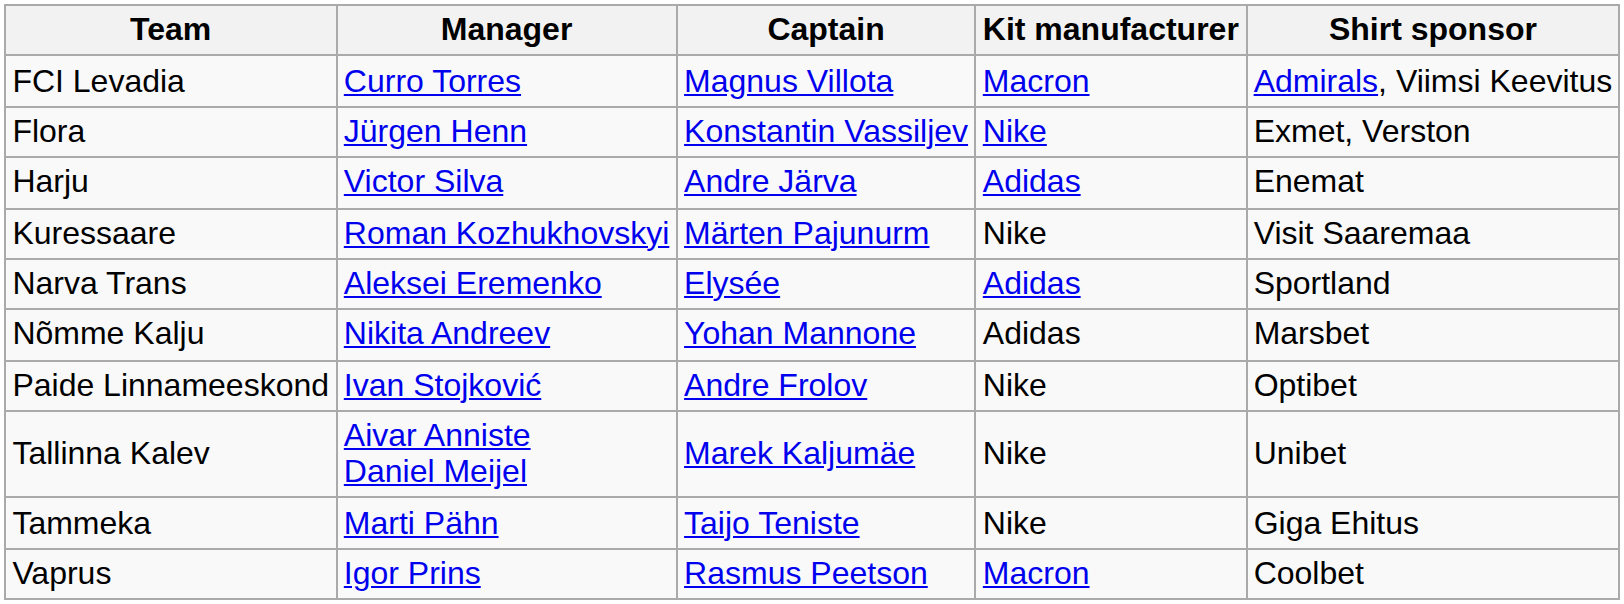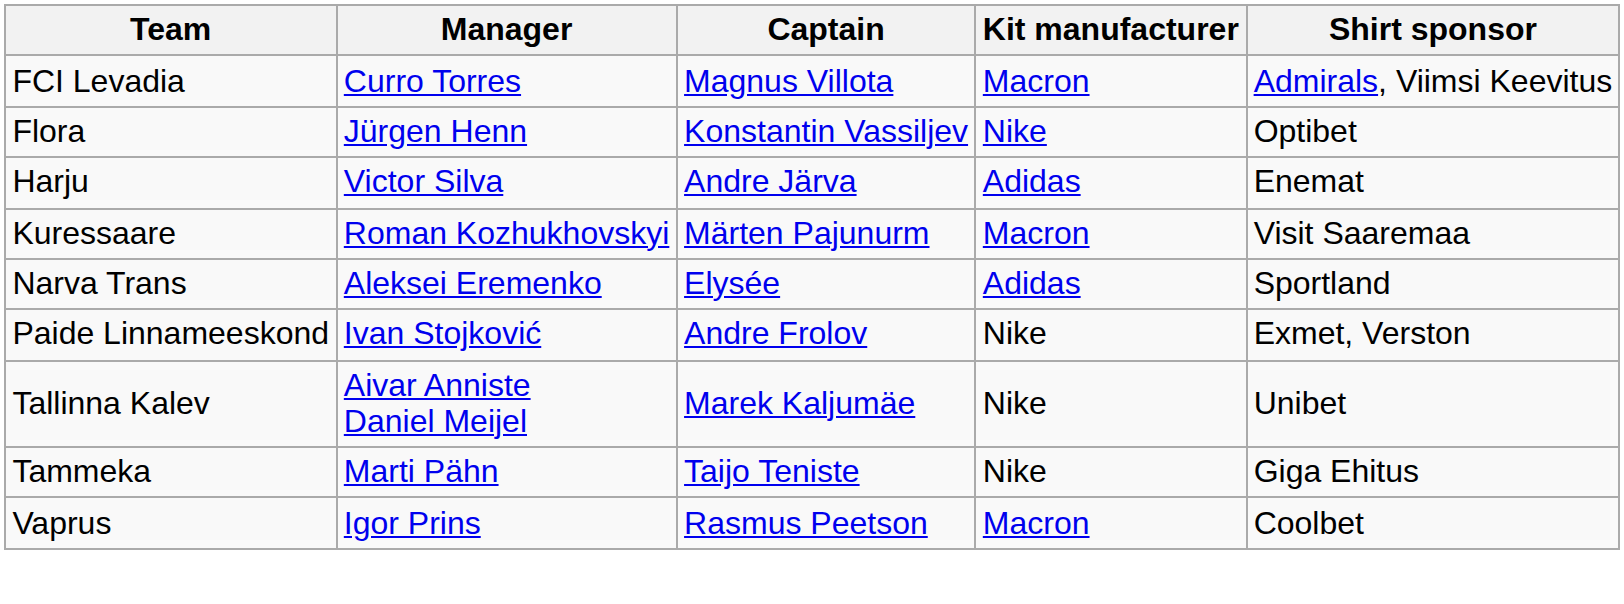(1362, 131) Exmet, Verston -> (1305, 131) Optibet
(1015, 232) Nike -> (1036, 232) Macron
- row: (108, 334)
(1305, 385) Optibet -> (1362, 334) Exmet, Verston
